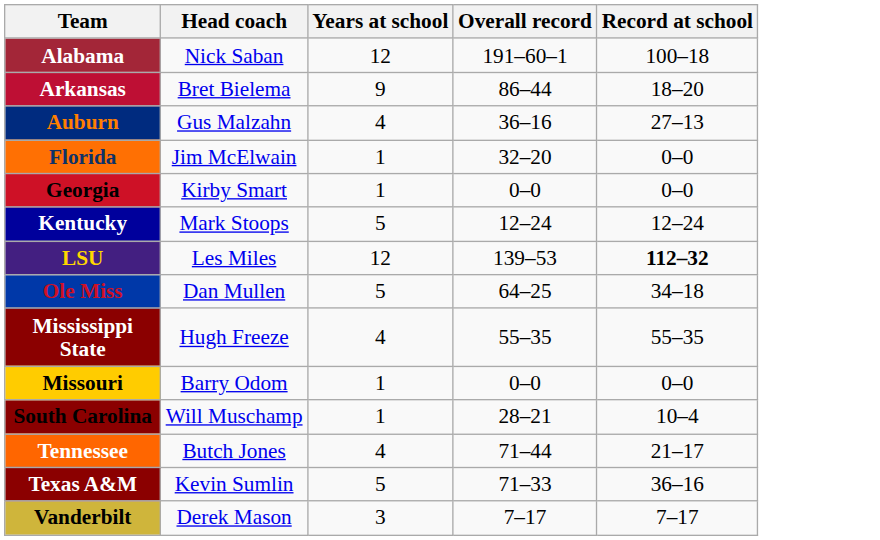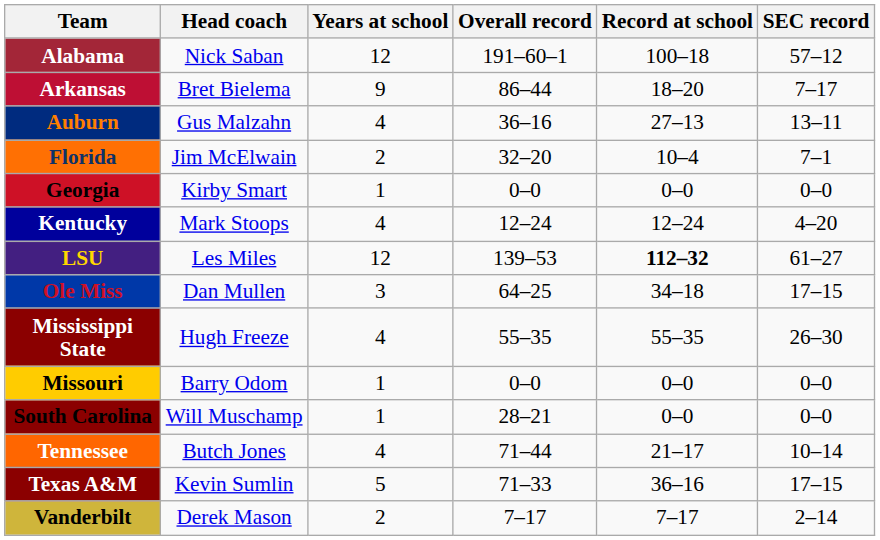+ column: (816, 21)
(380, 156) 1 -> (380, 156) 2
(677, 156) 0–0 -> (677, 156) 10–4
(380, 223) 5 -> (380, 223) 4
(380, 291) 5 -> (380, 291) 3
(677, 416) 10–4 -> (677, 416) 0–0
(380, 517) 3 -> (380, 517) 2
